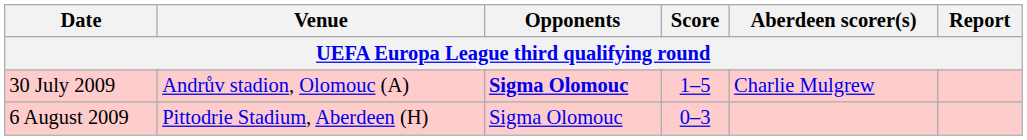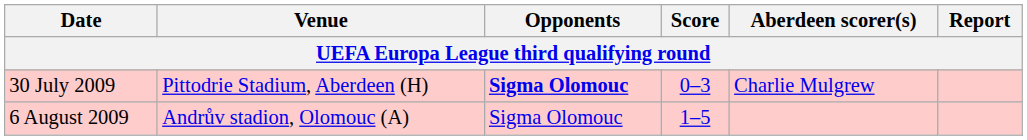(286, 85) Andrův stadion, Olomouc (A) -> (295, 85) Pittodrie Stadium, Aberdeen (H)
(695, 85) 1–5 -> (695, 85) 0–3
(295, 118) Pittodrie Stadium, Aberdeen (H) -> (286, 118) Andrův stadion, Olomouc (A)
(695, 118) 0–3 -> (695, 118) 1–5
